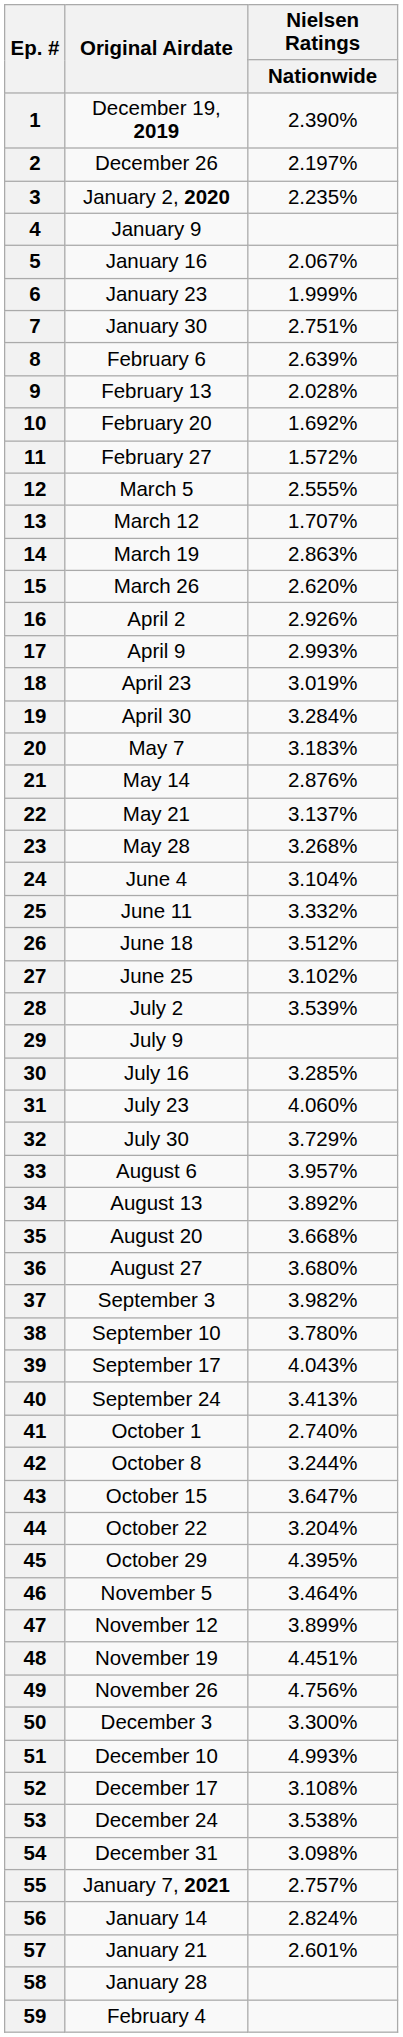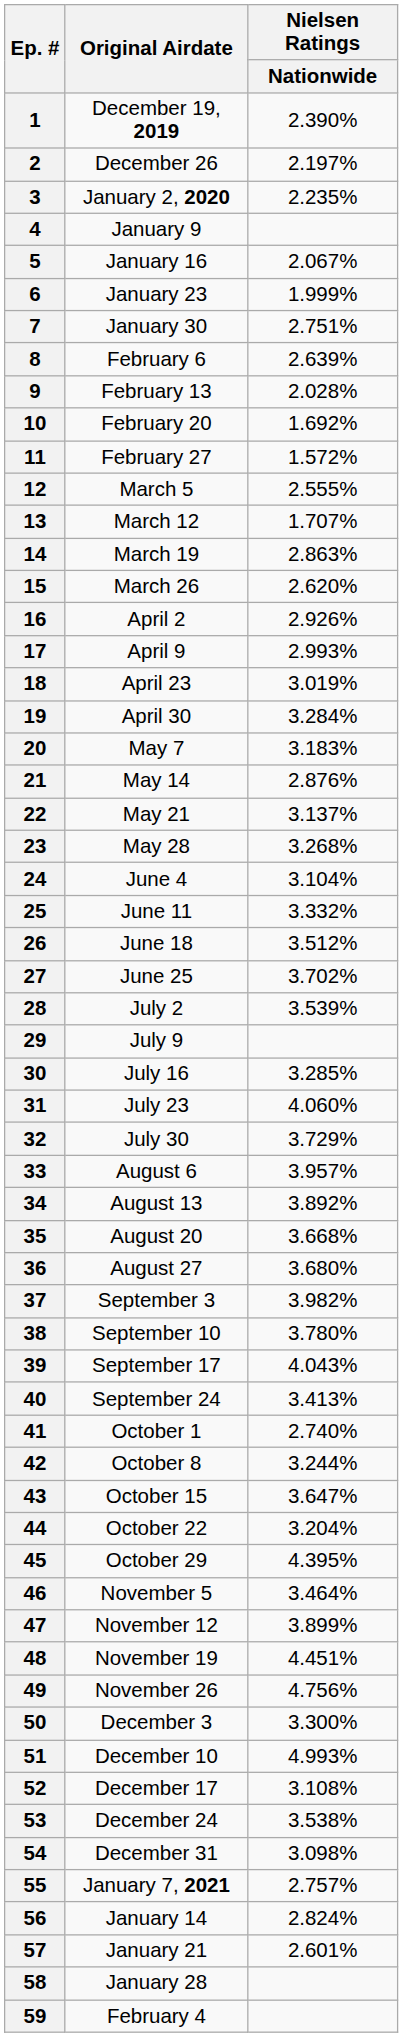(323, 976) 3.102% -> (323, 976) 3.702%
